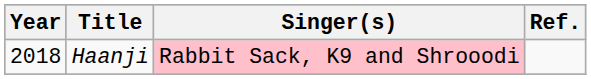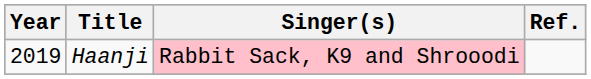(36, 57) 2018 -> (36, 57) 2019
